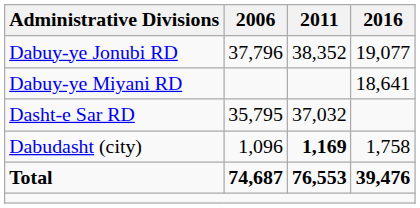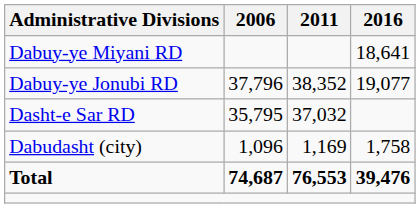rows swapped: (94, 51) <-> (96, 83)
(324, 146) bold -> (324, 146) normal
